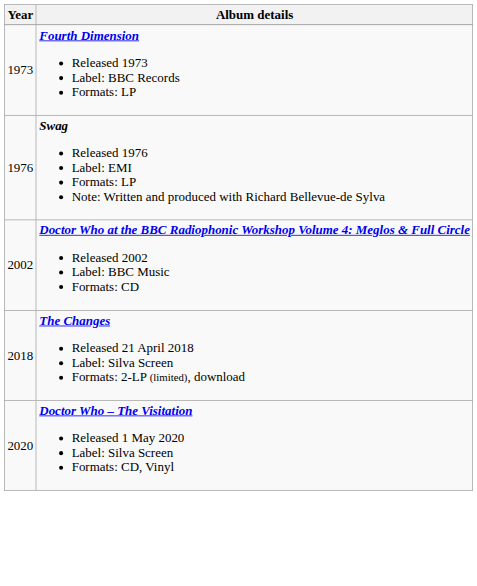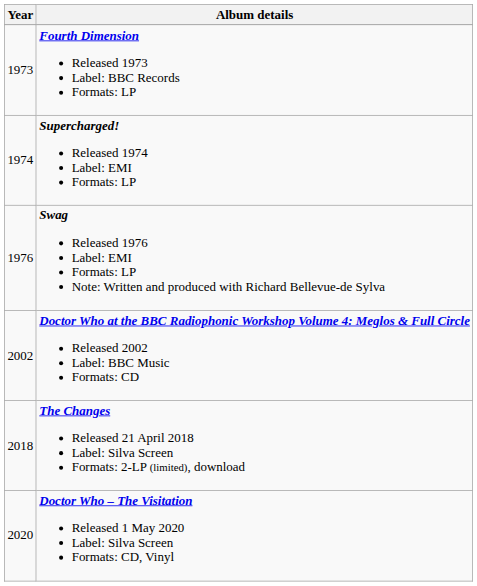+ row: (255, 154)
